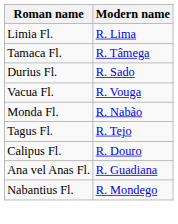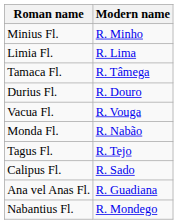+ row: (33, 33)
(115, 72) R. Sado -> (119, 92) R. Douro
(119, 151) R. Douro -> (115, 170) R. Sado
